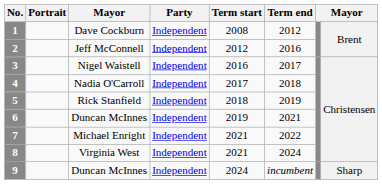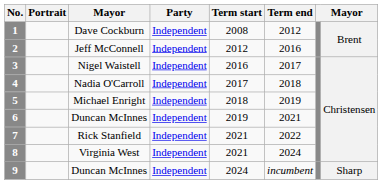(109, 100) Rick Stanfield -> (109, 100) Michael Enright
(109, 135) Michael Enright -> (109, 135) Rick Stanfield
